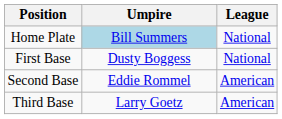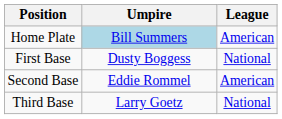(247, 37) National -> (247, 37) American
(247, 102) American -> (247, 102) National
